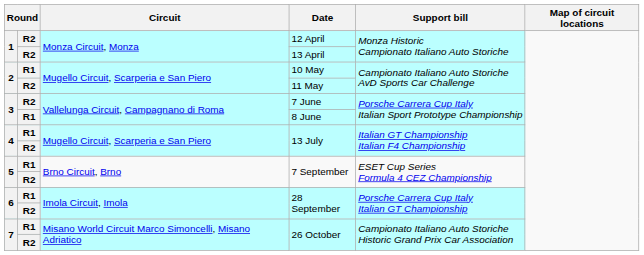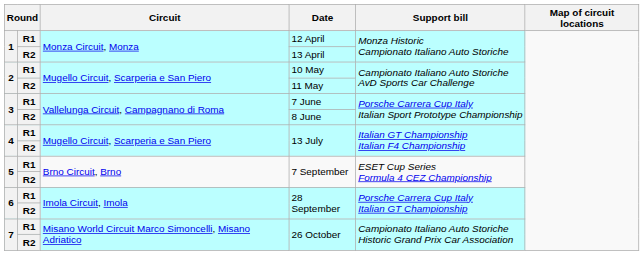(29, 38) R2 -> (29, 38) R1
(29, 101) R2 -> (29, 101) R1
(29, 117) R1 -> (29, 117) R2
